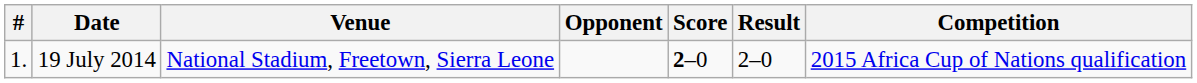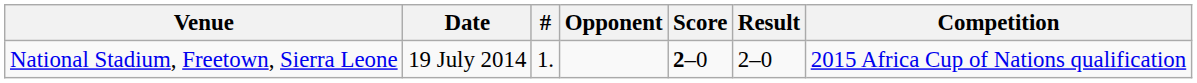columns swapped: (19, 22) <-> (360, 22)
